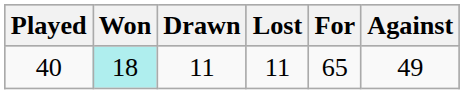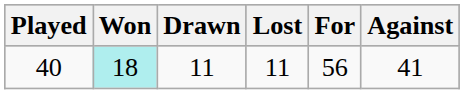(335, 66) 65 -> (335, 66) 56
(410, 66) 49 -> (410, 66) 41
